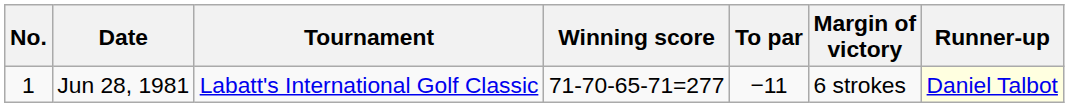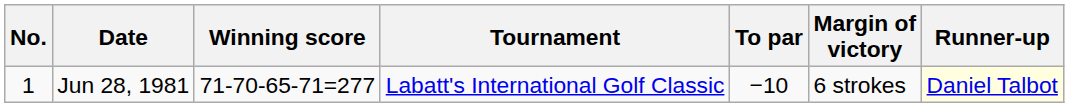columns swapped: (369, 36) <-> (637, 36)
(769, 85) −11 -> (769, 85) −10
